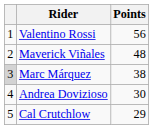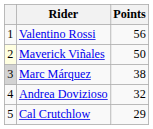(10, 54) no background -> (10, 54) lightyellow background
(140, 54) 48 -> (140, 54) 50
(140, 94) 30 -> (140, 94) 32
